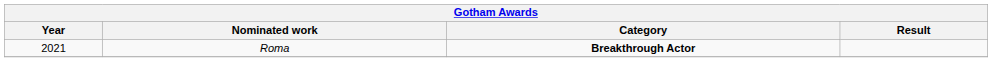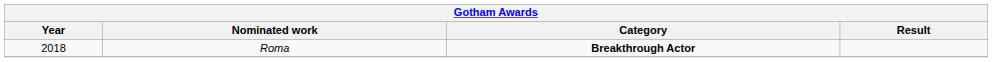(53, 48) 2021 -> (53, 48) 2018
